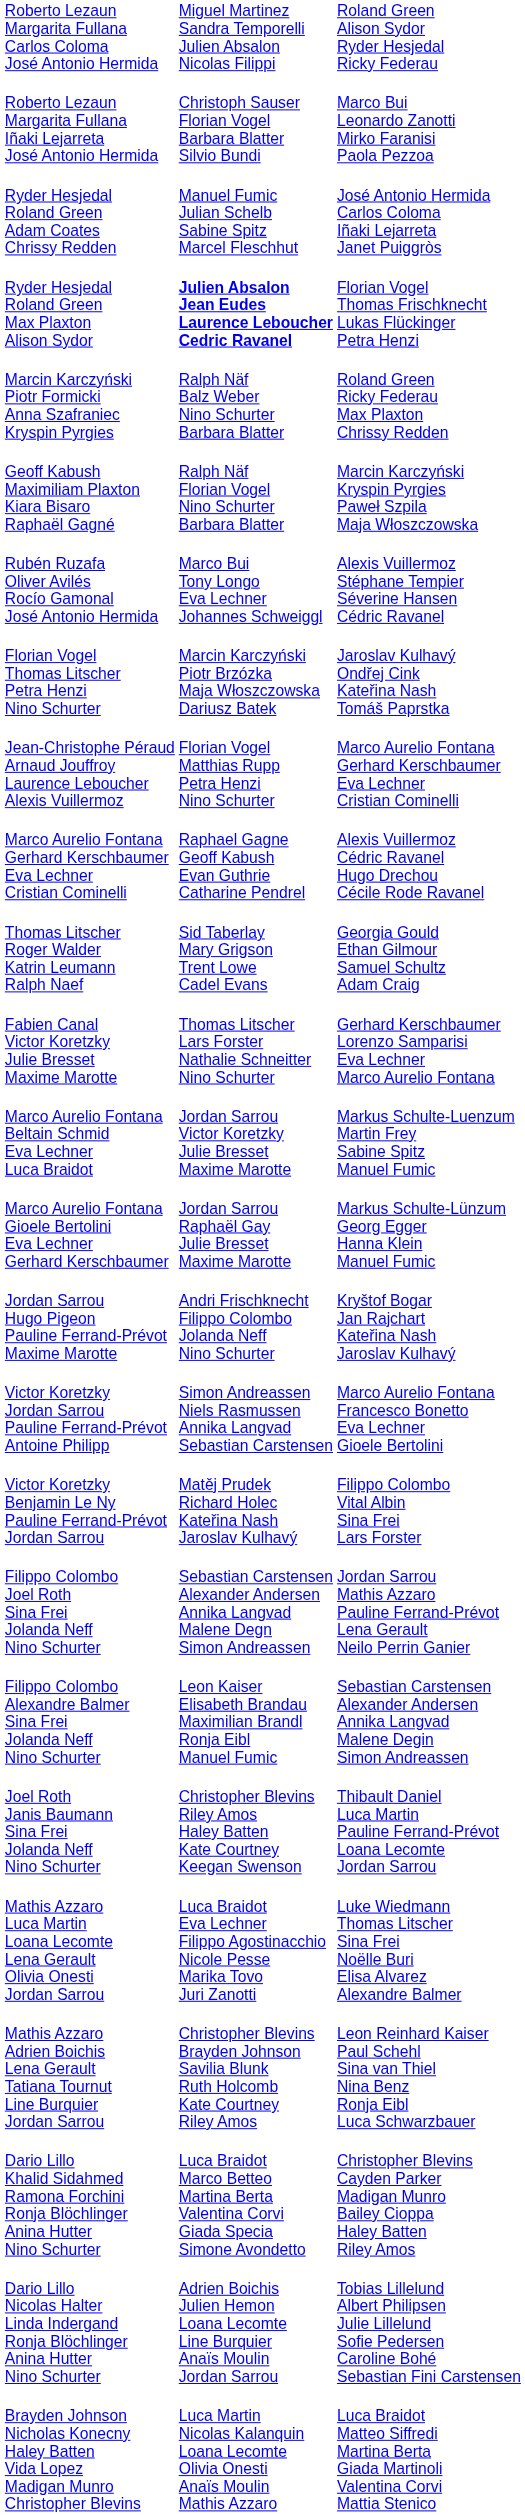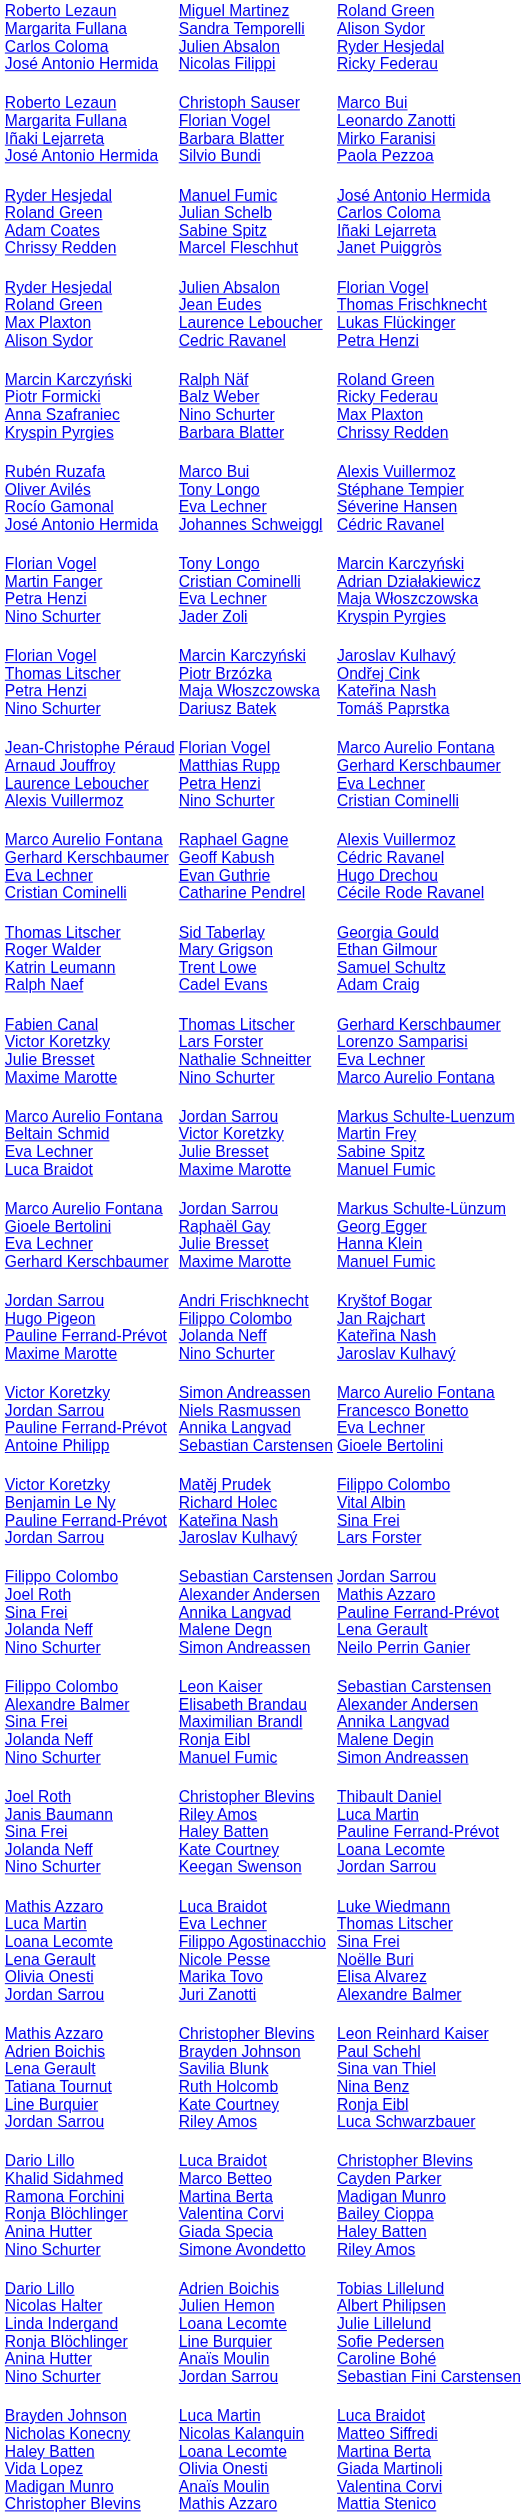(256, 314) bold -> (251, 314) normal
- row: (72, 498)
+ row: (54, 590)
